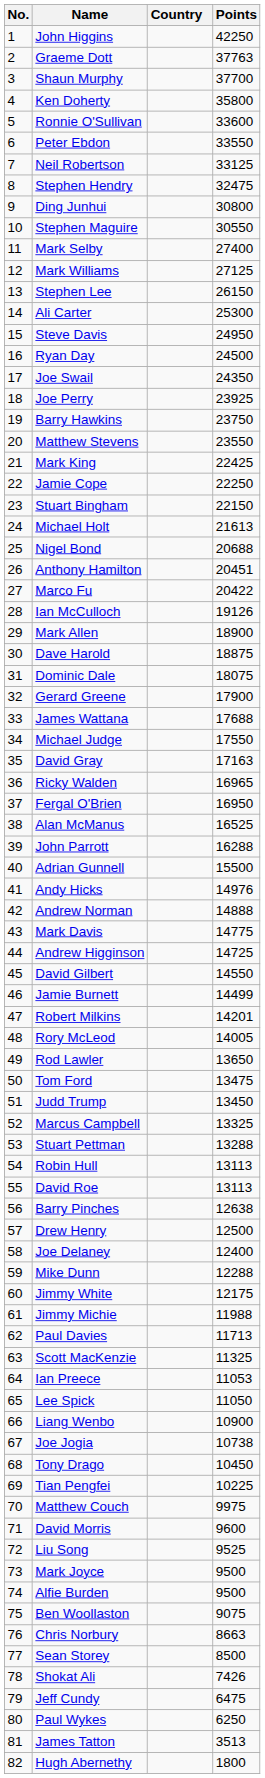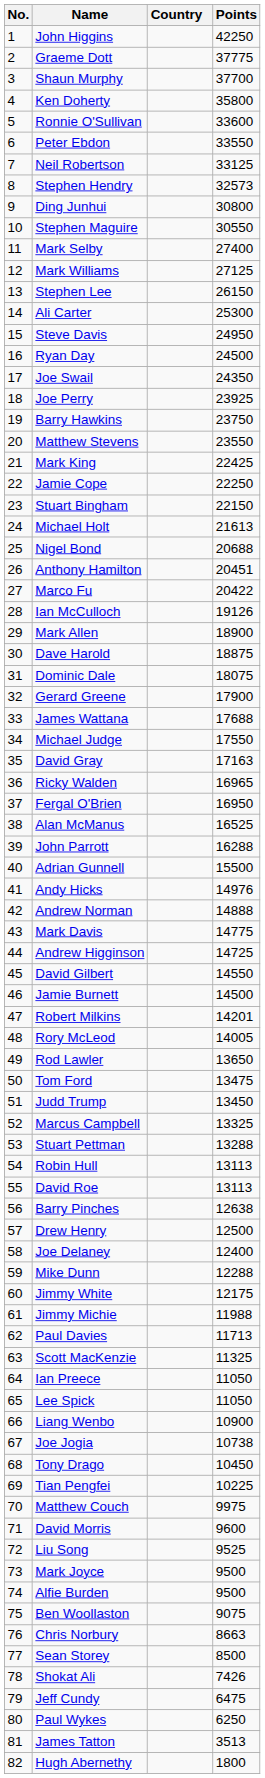(235, 57) 37763 -> (235, 57) 37775
(235, 185) 32475 -> (235, 185) 32573
(235, 995) 14499 -> (235, 995) 14500
(234, 1379) 11053 -> (234, 1379) 11050
